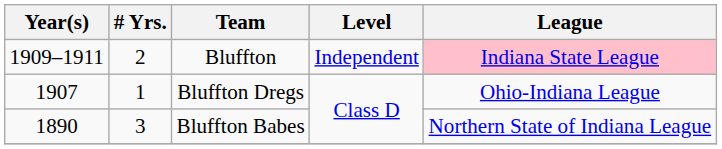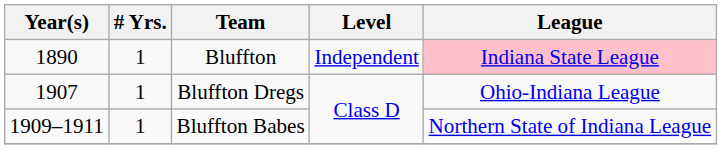(57, 56) 1909–1911 -> (57, 56) 1890
(140, 56) 2 -> (140, 56) 1
(57, 126) 1890 -> (57, 126) 1909–1911
(140, 126) 3 -> (140, 126) 1
